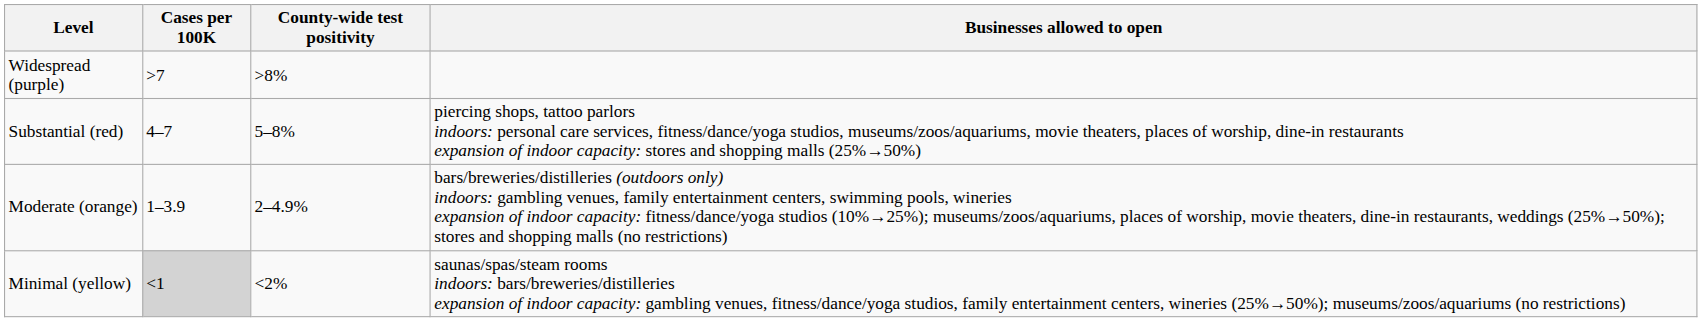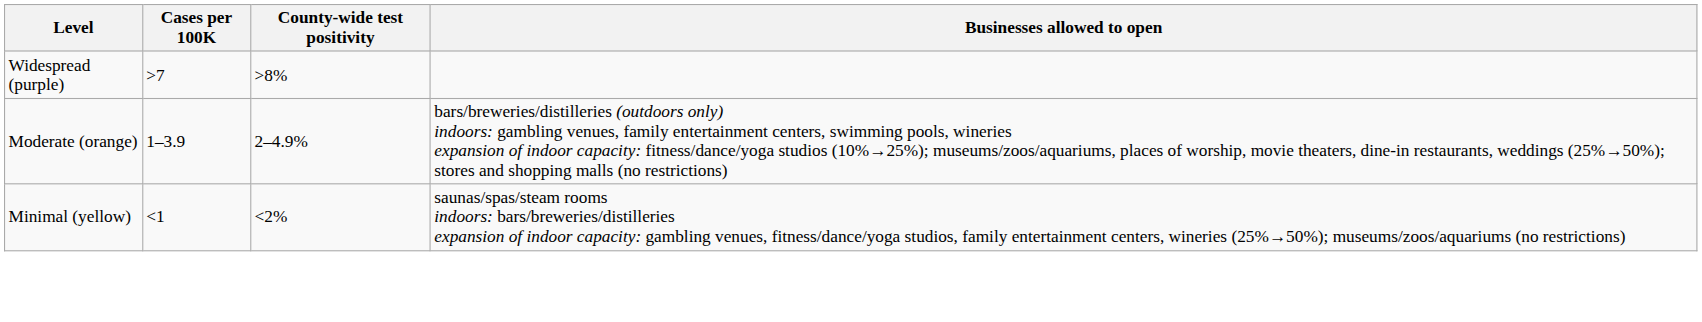- row: (66, 131)
(155, 283) lightgrey background -> (155, 217) no background
